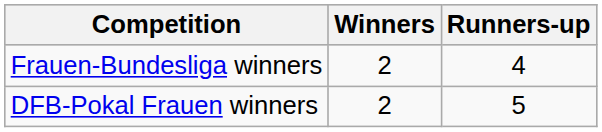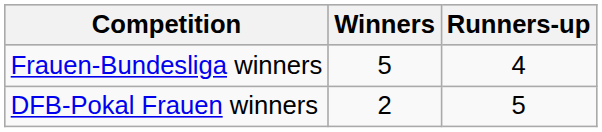(385, 65) 2 -> (385, 65) 5
